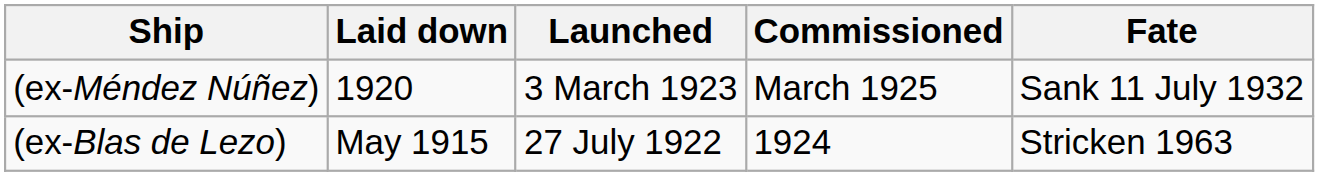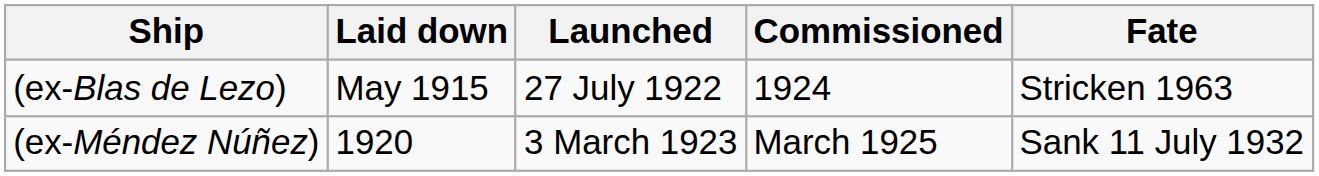rows swapped: (150, 142) <-> (166, 87)
